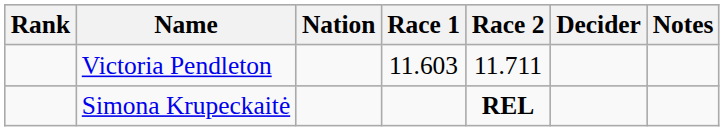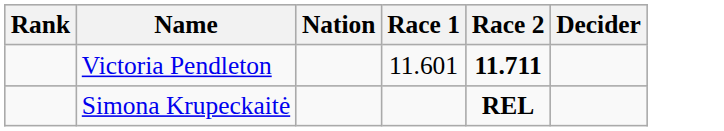- column: (683, 24)
(424, 65) 11.603 -> (424, 65) 11.601
(508, 65) normal -> (508, 65) bold
